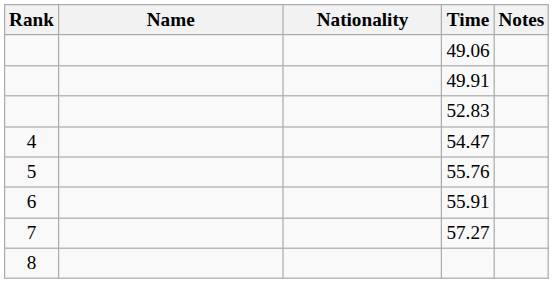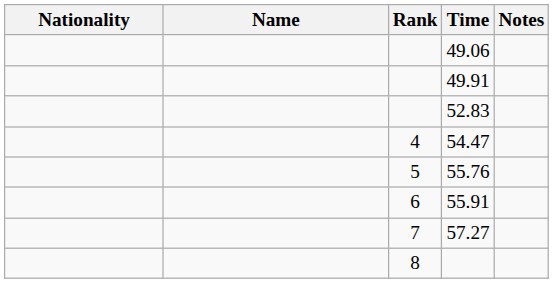columns swapped: (31, 19) <-> (363, 19)
